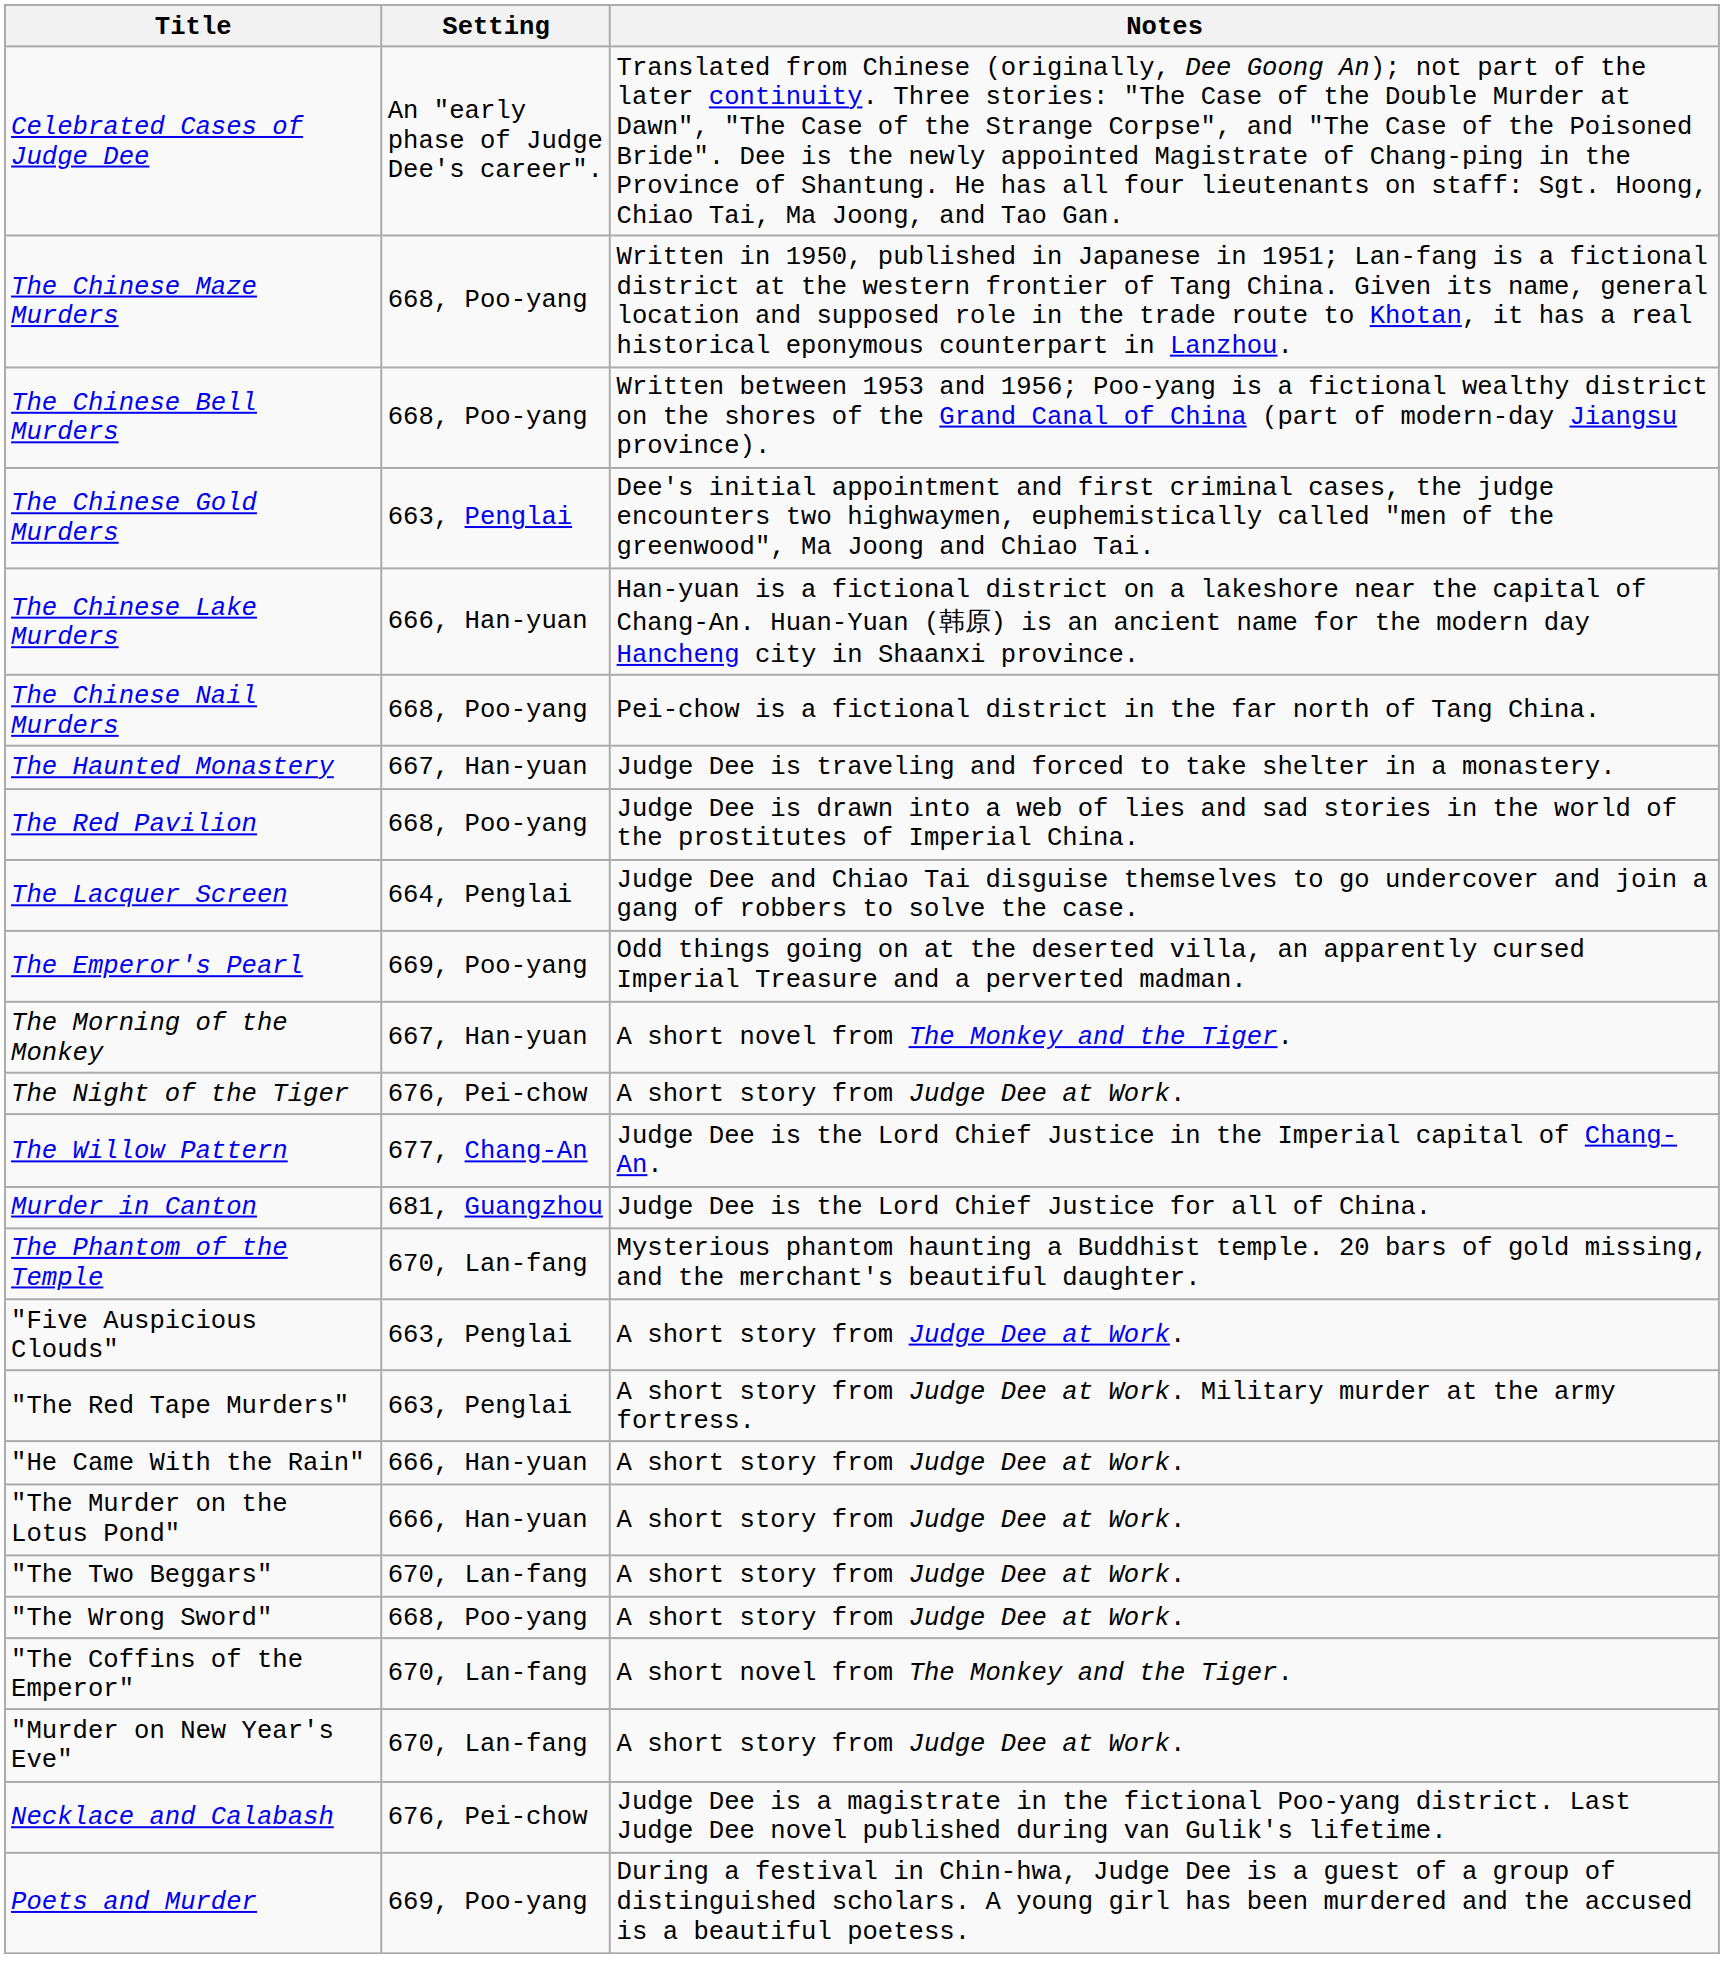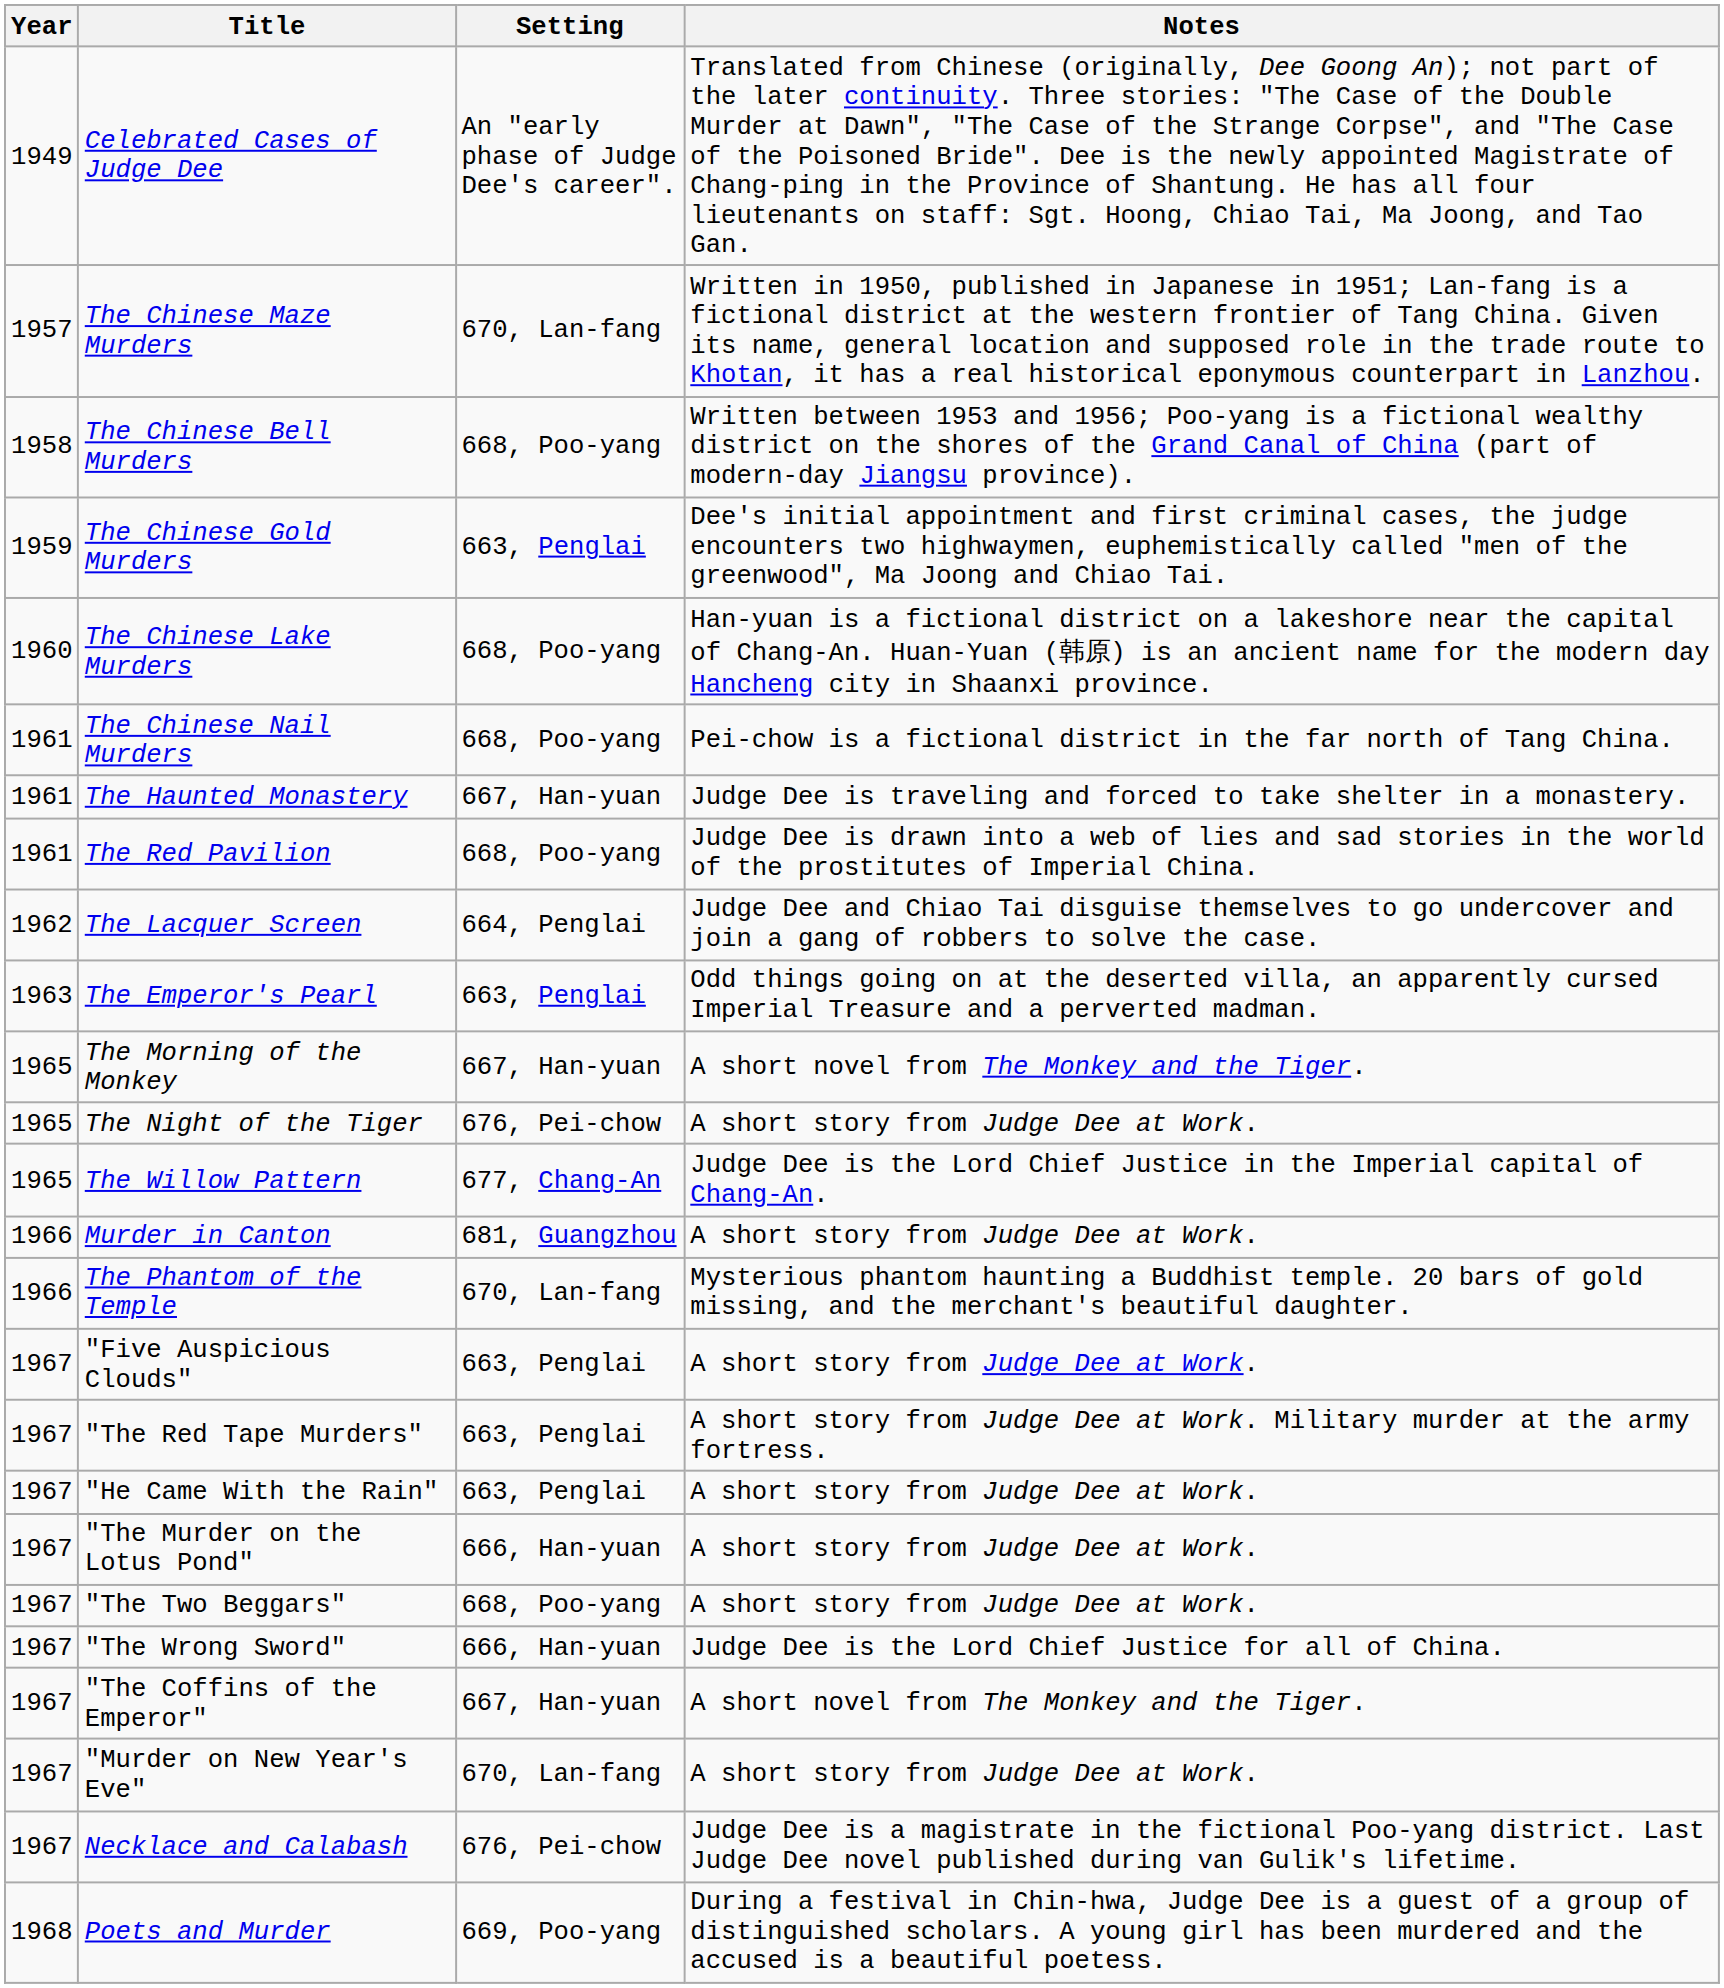+ column: (42, 26)
(488, 301) 668, Poo-yang -> (561, 331) 670, Lan-fang
(488, 622) 666, Han-yuan -> (561, 651) 668, Poo-yang
(488, 966) 669, Poo-yang -> (554, 996) 663, Penglai
(1024, 1207) Judge Dee is the Lord Chief Justice for all of China. -> (975, 1237) A short story from Judge Dee at Work.
(488, 1463) 666, Han-yuan -> (554, 1492) 663, Penglai
(488, 1576) 670, Lan-fang -> (561, 1605) 668, Poo-yang
(488, 1617) 668, Poo-yang -> (561, 1647) 666, Han-yuan
(901, 1617) A short story from Judge Dee at Work. -> (1098, 1647) Judge Dee is the Lord Chief Justice for all of China.
(488, 1674) 670, Lan-fang -> (561, 1704) 667, Han-yuan
